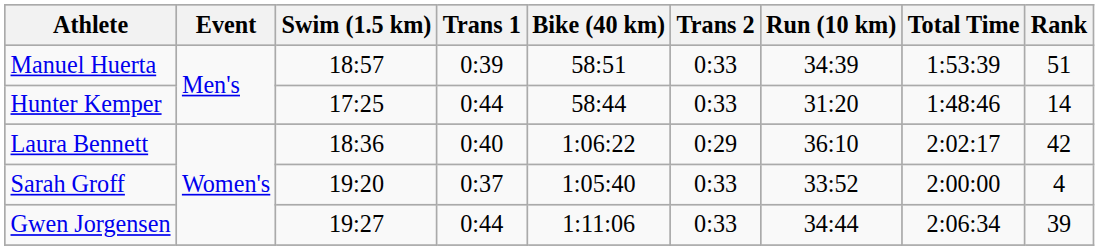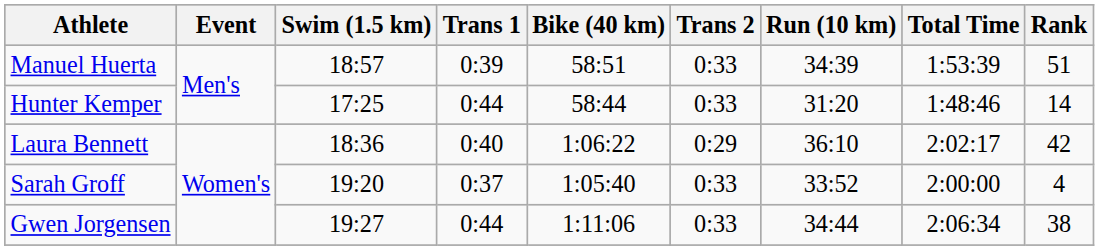(1059, 224) 39 -> (1059, 224) 38
